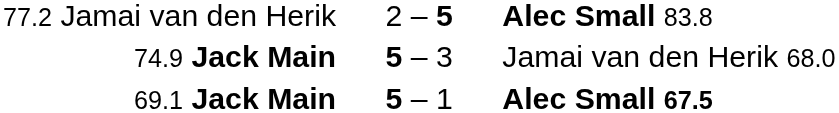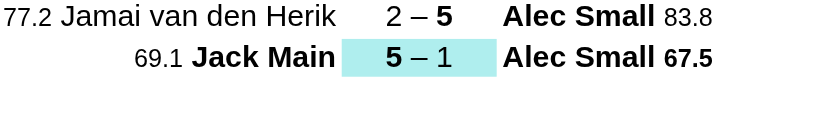- row: (235, 57)
(419, 98) no background -> (419, 57) paleturquoise background
